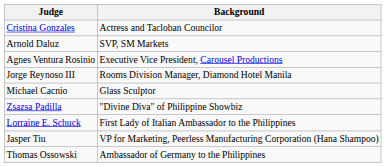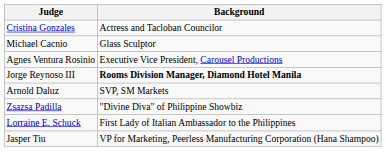rows swapped: (37, 91) <-> (33, 44)
(196, 75) normal -> (200, 75) bold
- row: (42, 154)
